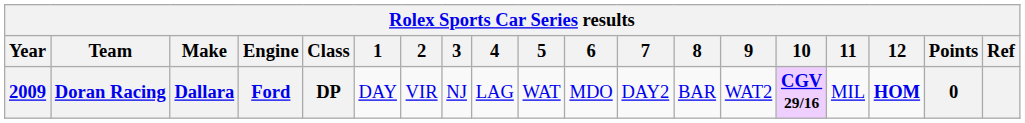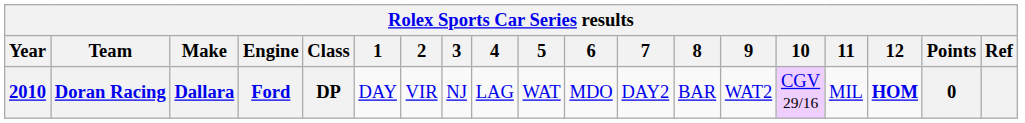(28, 92) 2009 -> (28, 92) 2010
(802, 92) bold -> (801, 92) normal
